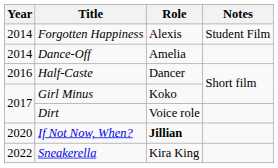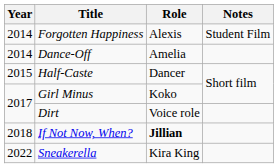(20, 73) 2016 -> (20, 73) 2015
(20, 133) 2020 -> (20, 133) 2018
